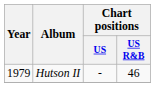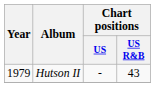(134, 73) 46 -> (134, 73) 43
